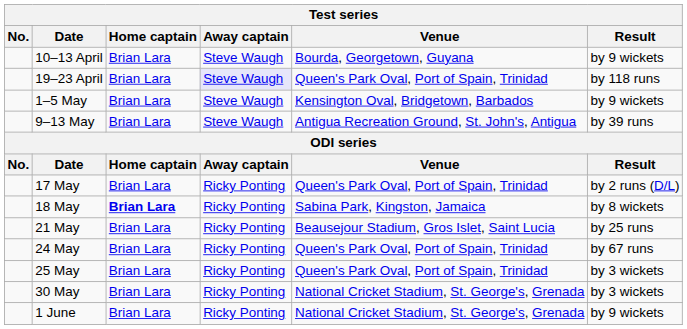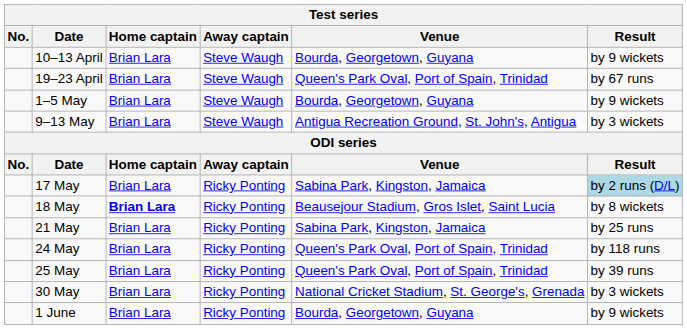(243, 79) lavender background -> (243, 79) no background
(625, 79) by 118 runs -> (622, 79) by 67 runs
(414, 100) Kensington Oval, Bridgetown, Barbados -> (384, 100) Bourda, Georgetown, Guyana
(622, 121) by 39 runs -> (627, 121) by 3 wickets
(421, 185) Queen's Park Oval, Port of Spain, Trinidad -> (390, 185) Sabina Park, Kingston, Jamaica
(635, 185) no background -> (635, 185) lightblue background
(390, 206) Sabina Park, Kingston, Jamaica -> (425, 206) Beausejour Stadium, Gros Islet, Saint Lucia
(425, 228) Beausejour Stadium, Gros Islet, Saint Lucia -> (390, 228) Sabina Park, Kingston, Jamaica
(622, 249) by 67 runs -> (625, 249) by 118 runs
(627, 270) by 3 wickets -> (622, 270) by 39 runs
(440, 313) National Cricket Stadium, St. George's, Grenada -> (384, 313) Bourda, Georgetown, Guyana
